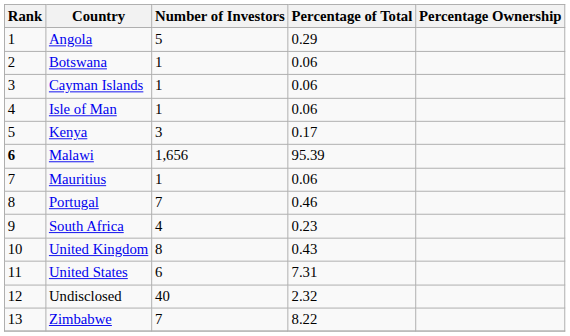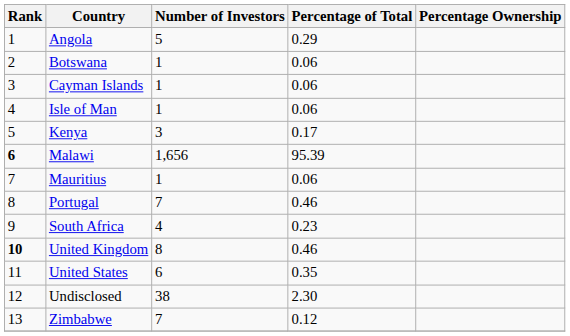(15, 249) normal -> (15, 249) bold
(304, 249) 0.43 -> (304, 249) 0.46
(304, 272) 7.31 -> (304, 272) 0.35
(162, 296) 40 -> (162, 296) 38
(304, 296) 2.32 -> (304, 296) 2.30
(304, 319) 8.22 -> (304, 319) 0.12
